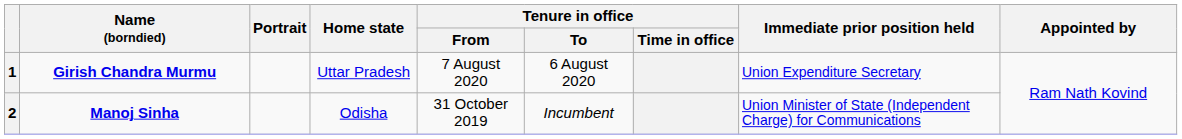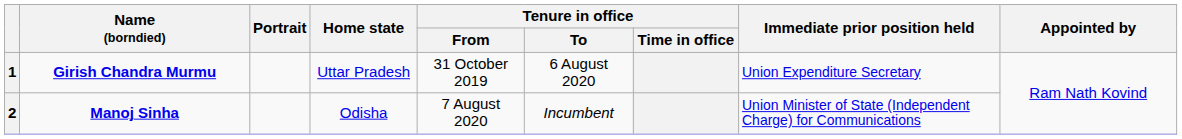(471, 72) 7 August 2020 -> (471, 72) 31 October 2019
(471, 113) 31 October 2019 -> (471, 113) 7 August 2020
